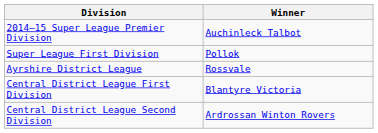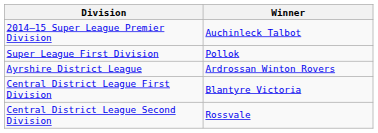(228, 69) Rossvale -> (270, 69) Ardrossan Winton Rovers
(270, 115) Ardrossan Winton Rovers -> (228, 115) Rossvale
